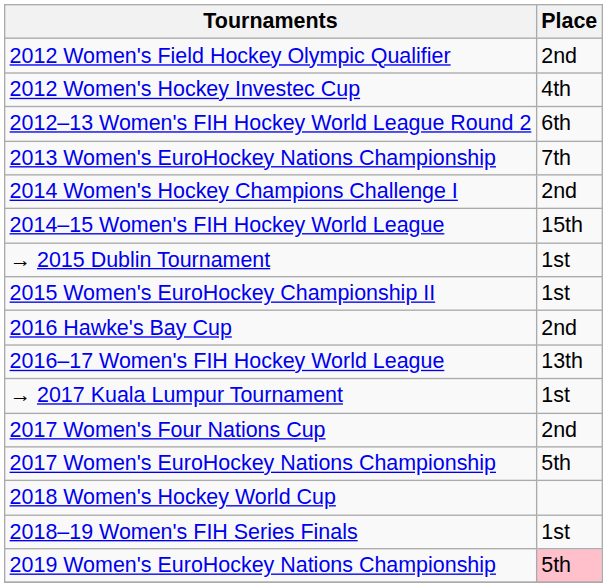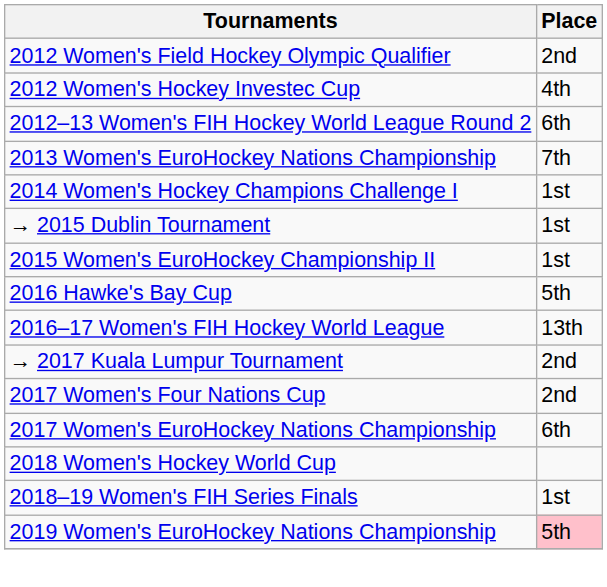(559, 191) 2nd -> (556, 191) 1st
- row: (227, 225)
(559, 327) 2nd -> (556, 293) 5th
(556, 395) 1st -> (559, 361) 2nd
(556, 463) 5th -> (556, 429) 6th
